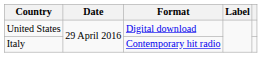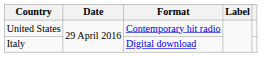(161, 28) Digital download -> (173, 28) Contemporary hit radio
(173, 44) Contemporary hit radio -> (161, 44) Digital download
